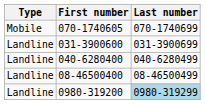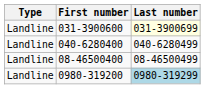- row: (91, 28)
(166, 44) no background -> (166, 28) lightyellow background
